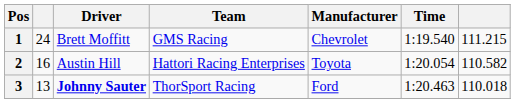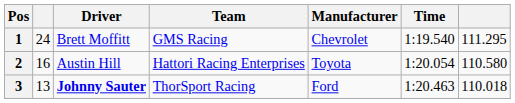(484, 40) 111.215 -> (484, 40) 111.295
(484, 63) 110.582 -> (484, 63) 110.580
